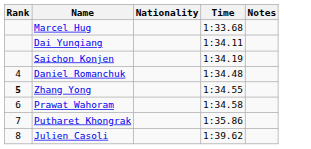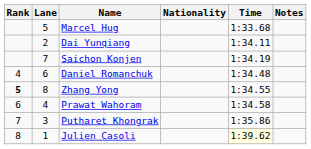+ column: (45, 12)
(223, 136) no background -> (250, 136) lightyellow background
